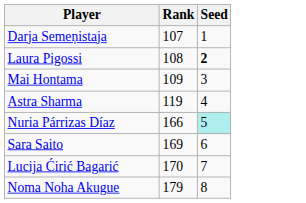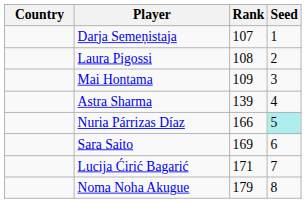+ column: (39, 15)
(204, 58) bold -> (274, 58) normal
(173, 101) 119 -> (243, 101) 139
(173, 166) 170 -> (243, 166) 171
